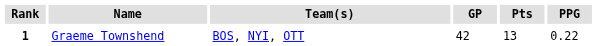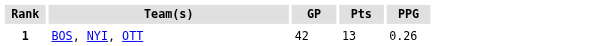- column: (128, 14)
(564, 36) 0.22 -> (403, 36) 0.26
